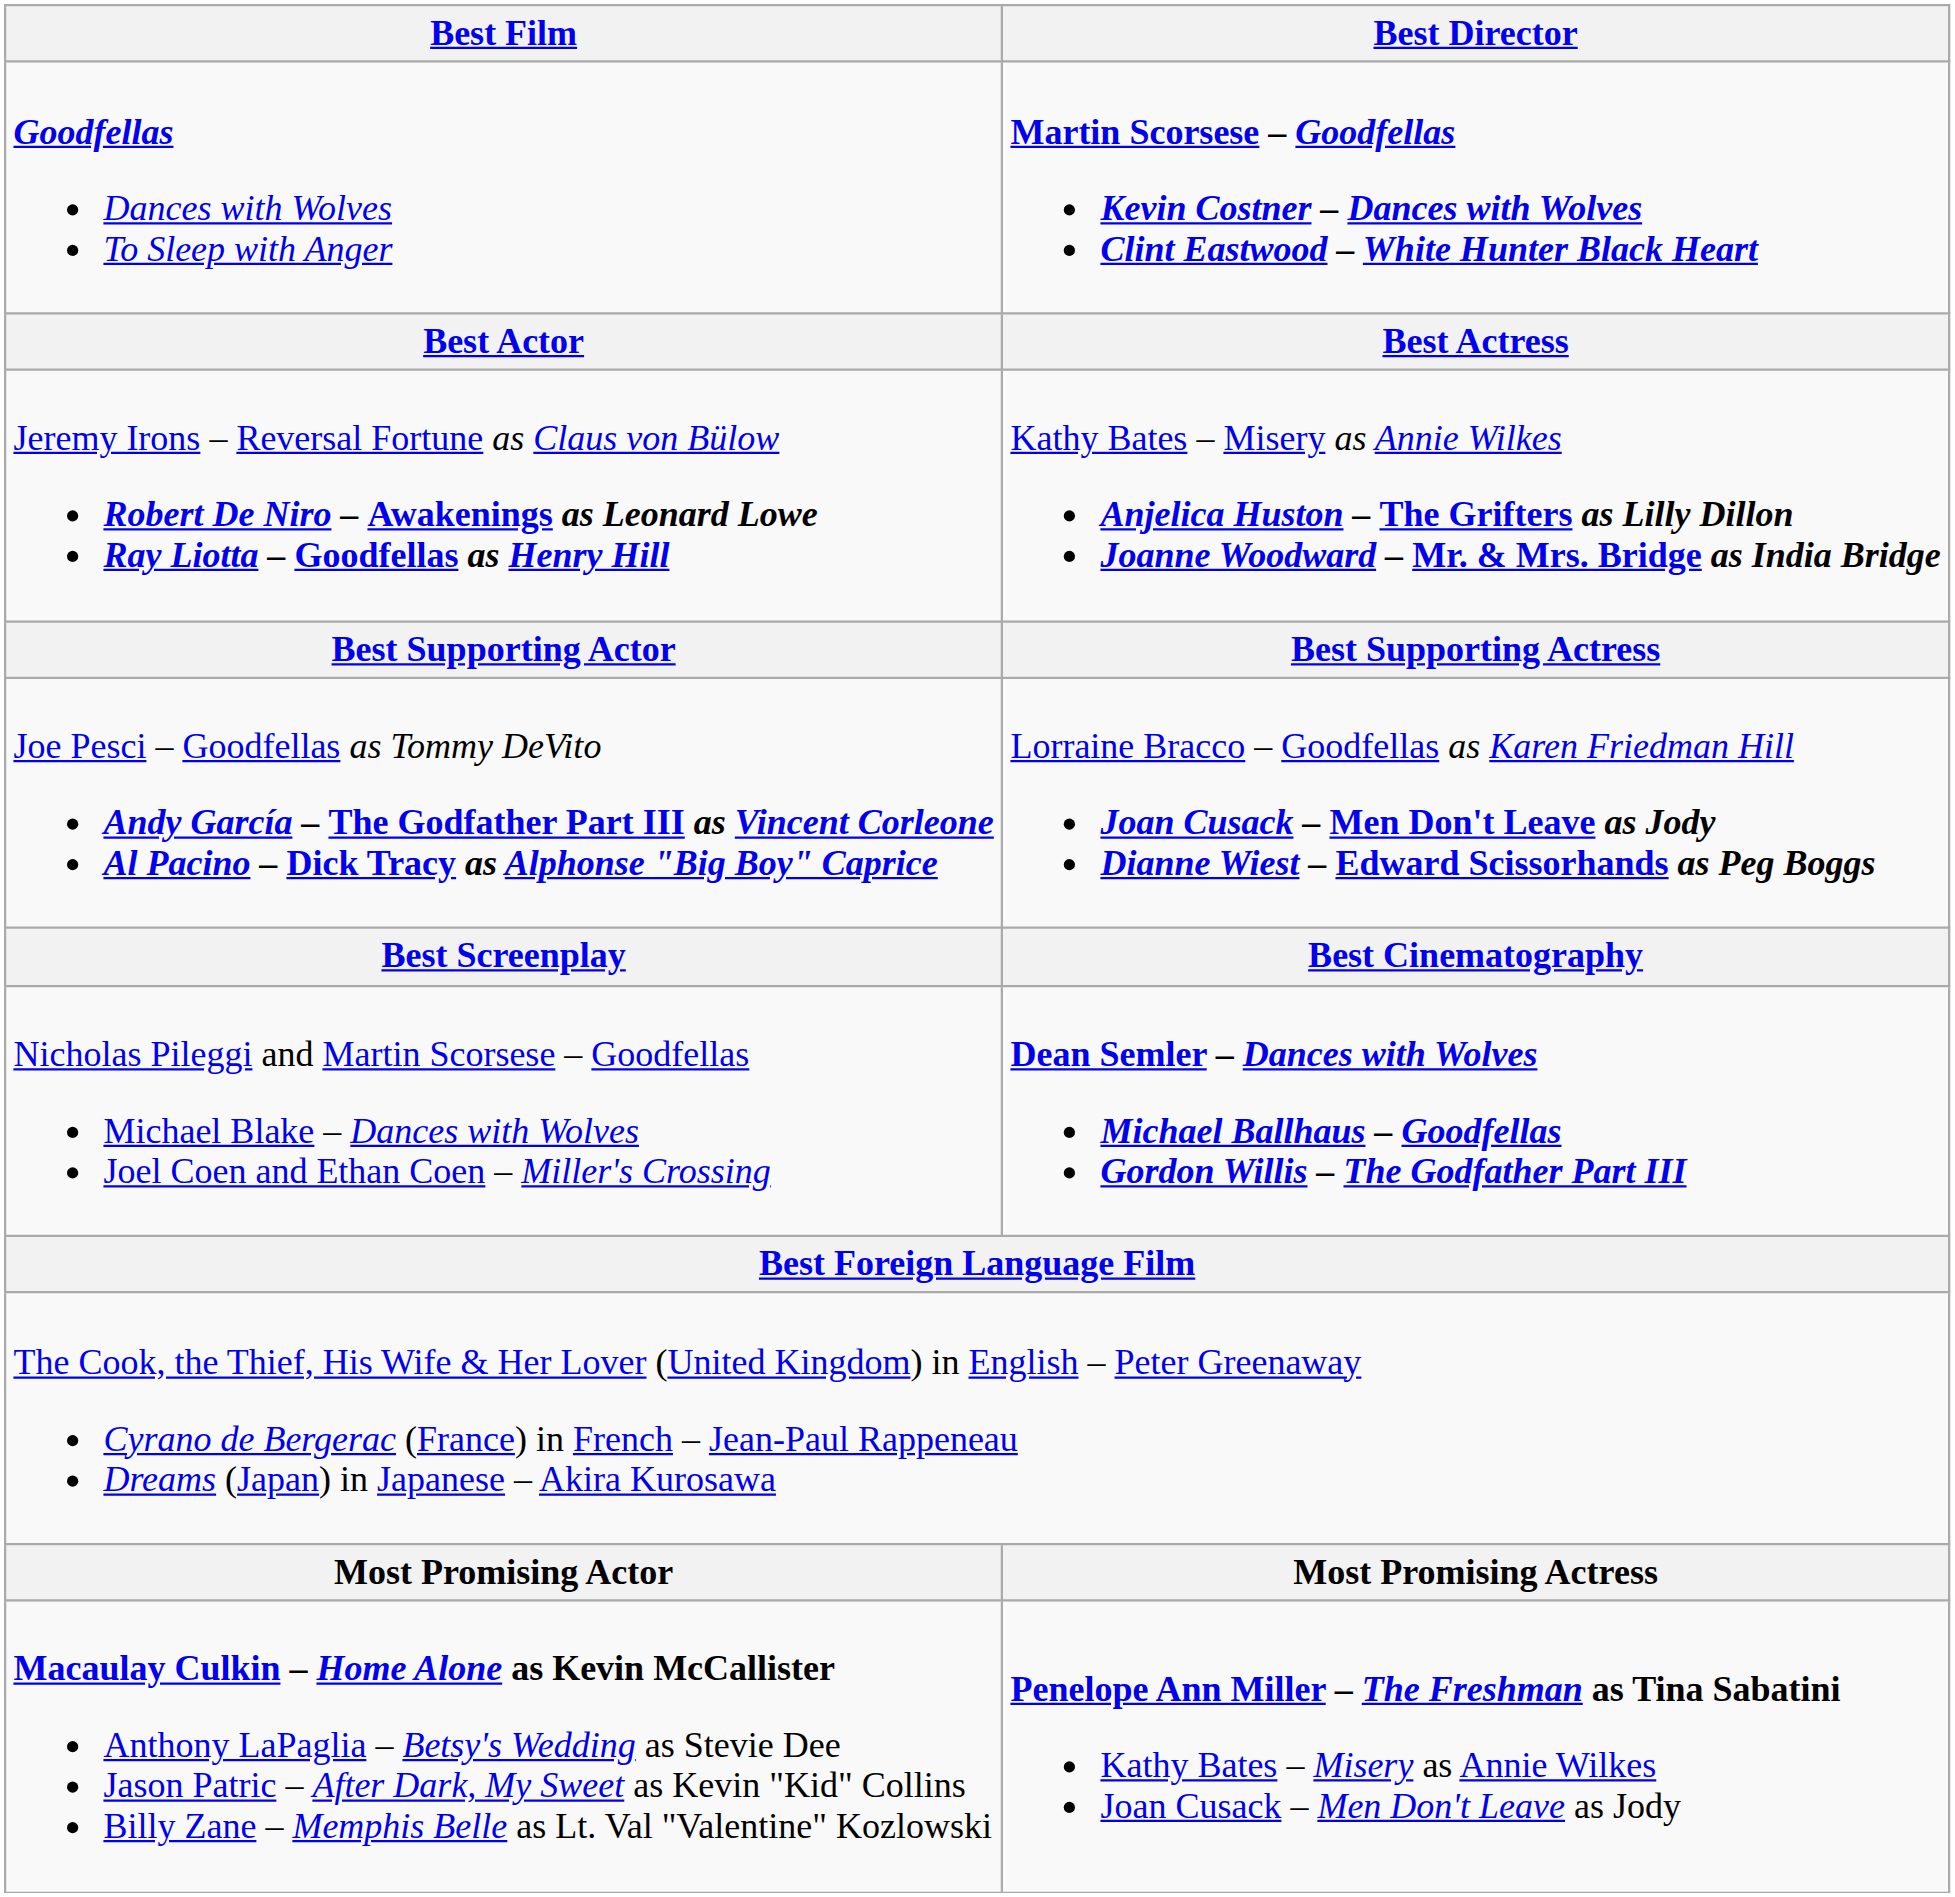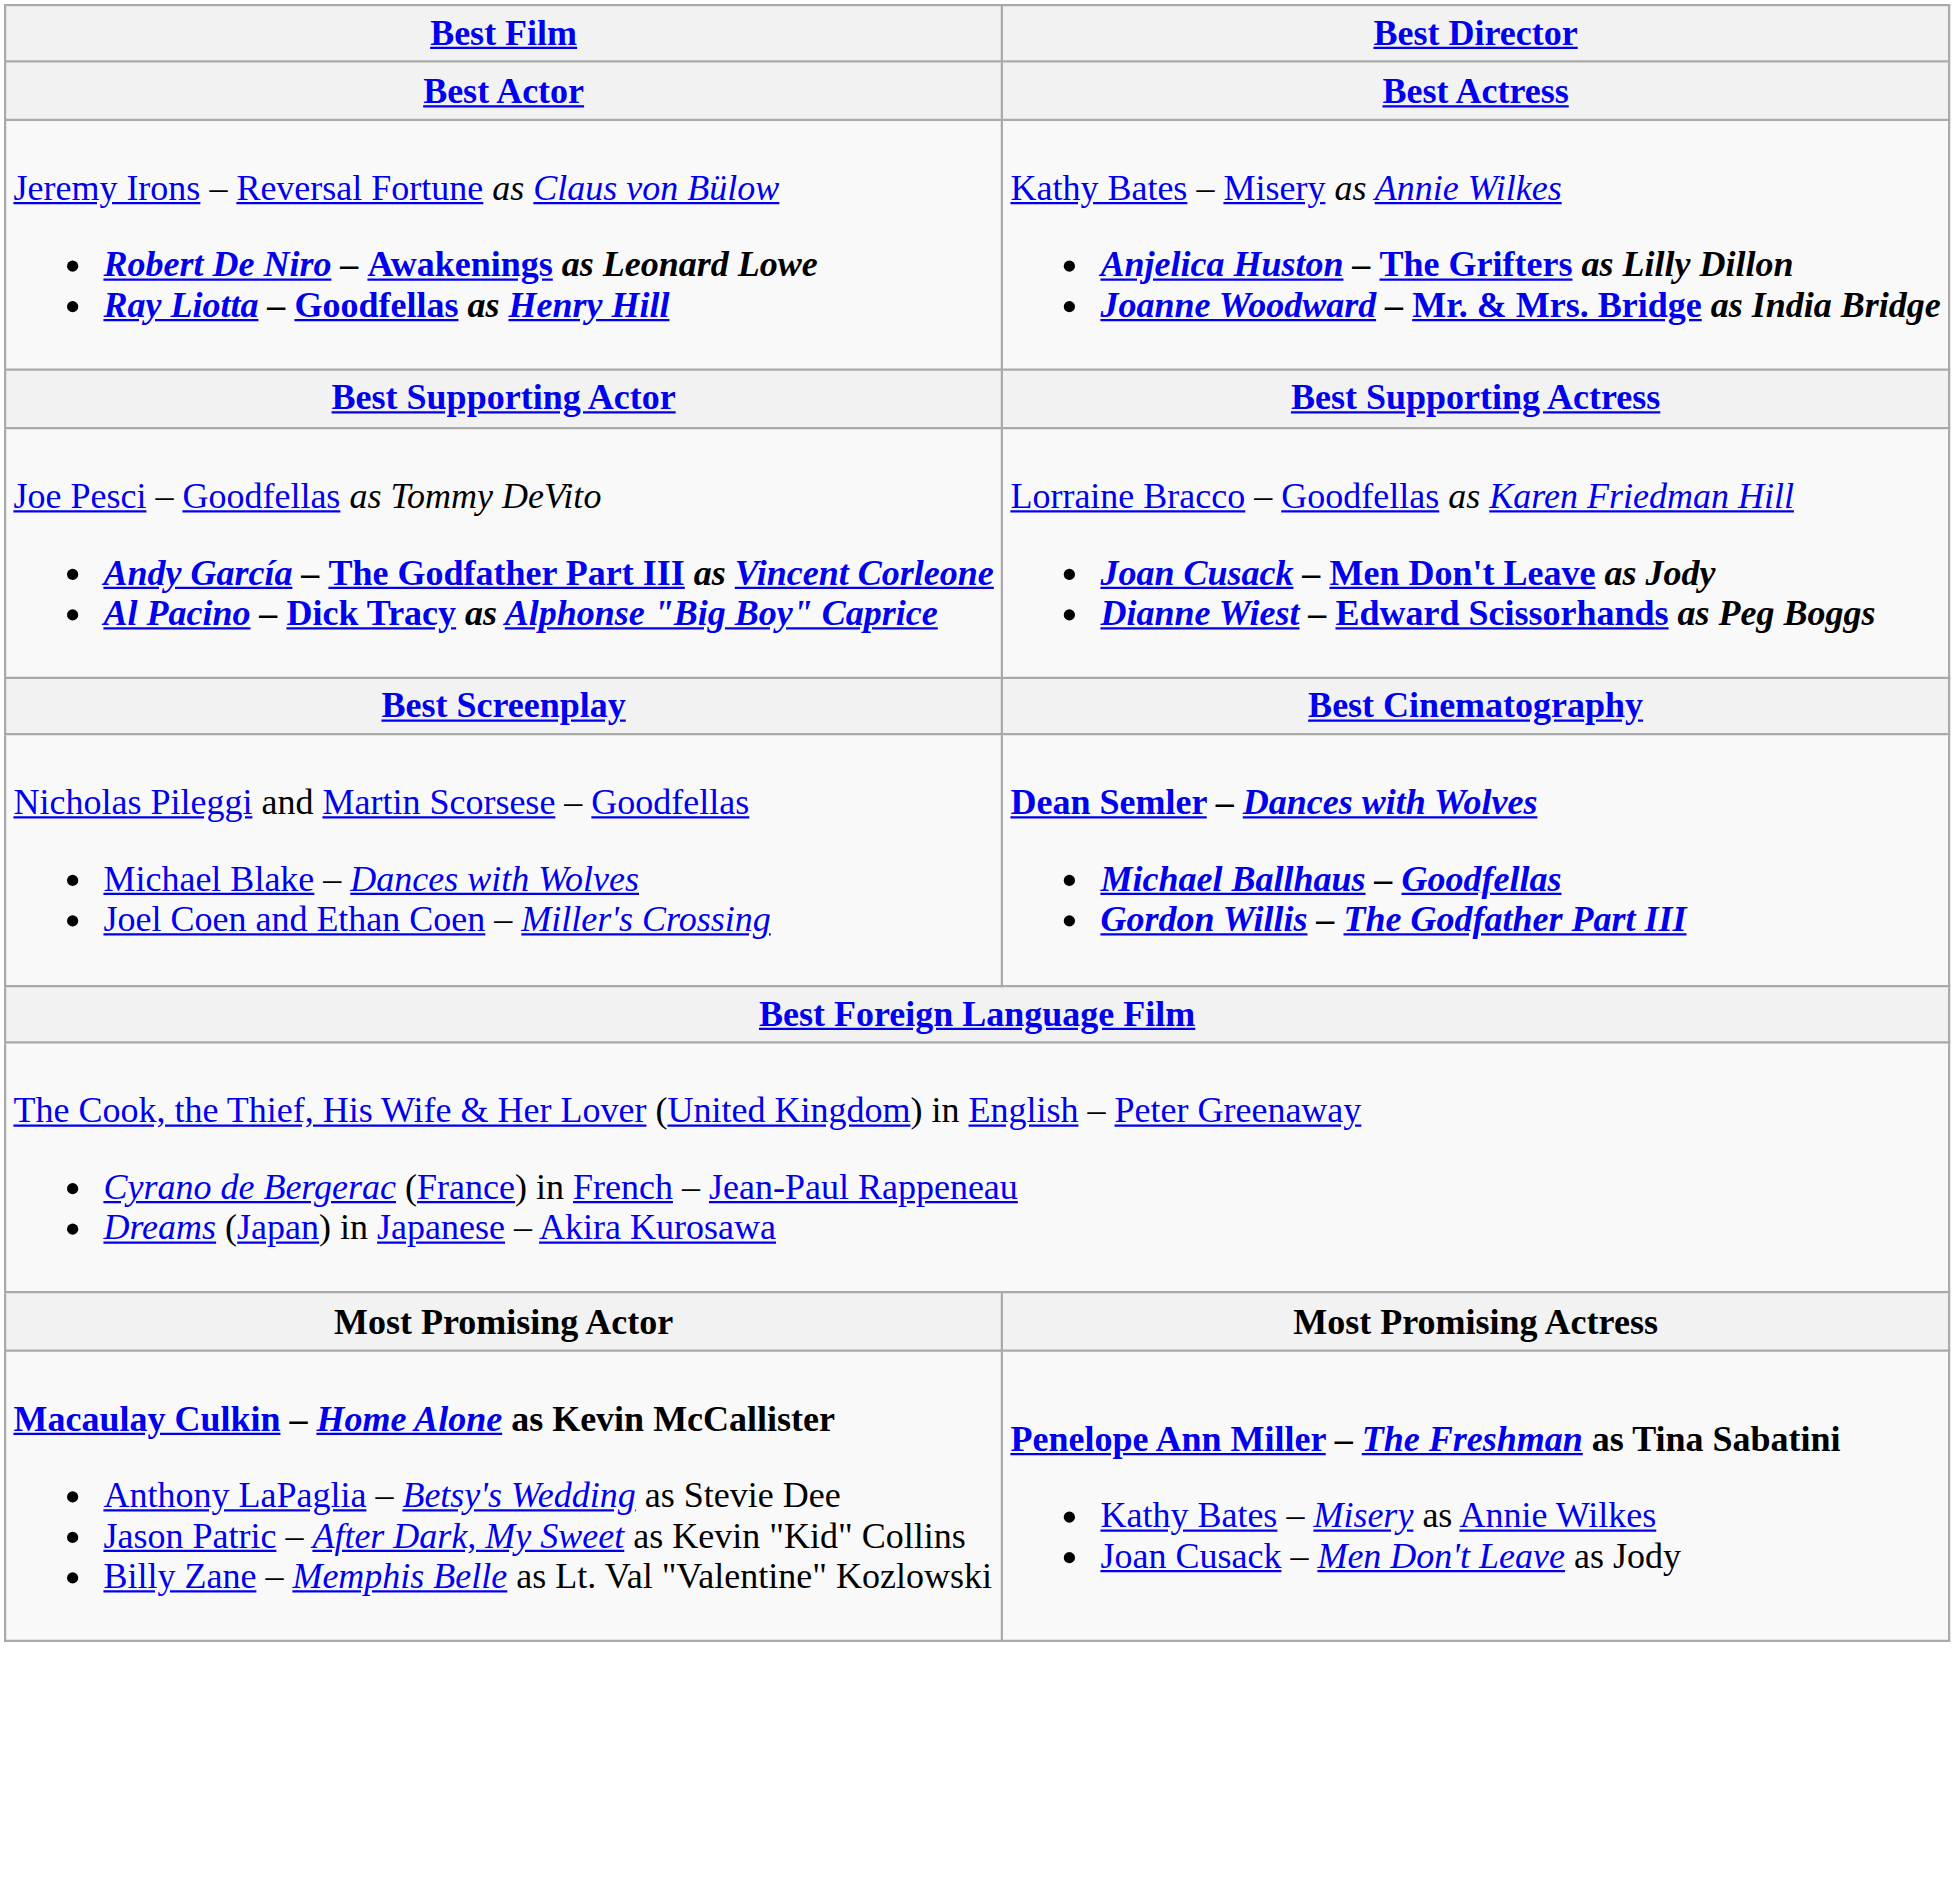- row: (504, 190)
